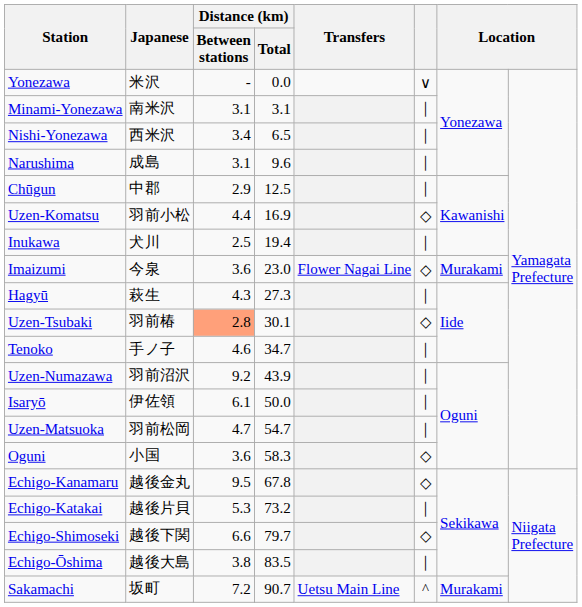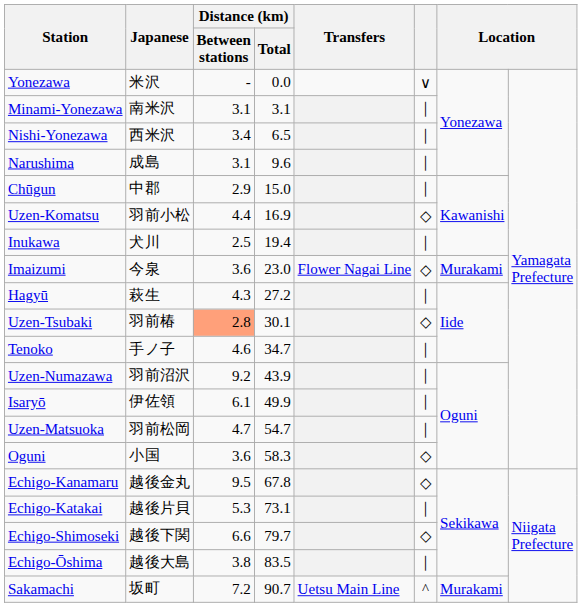(278, 189) 12.5 -> (278, 189) 15.0
(278, 295) 27.3 -> (278, 295) 27.2
(278, 402) 50.0 -> (278, 402) 49.9
(278, 509) 73.2 -> (278, 509) 73.1
